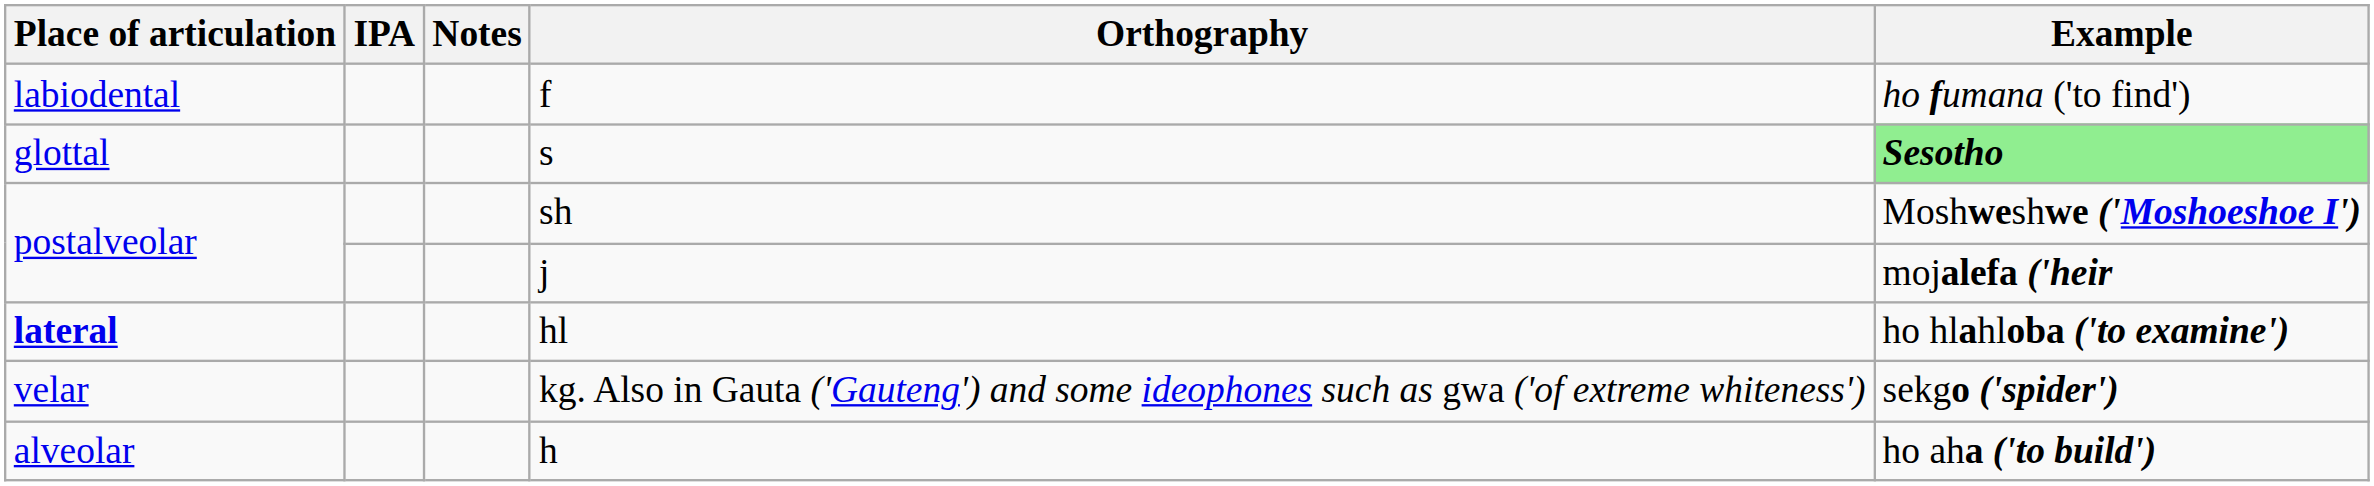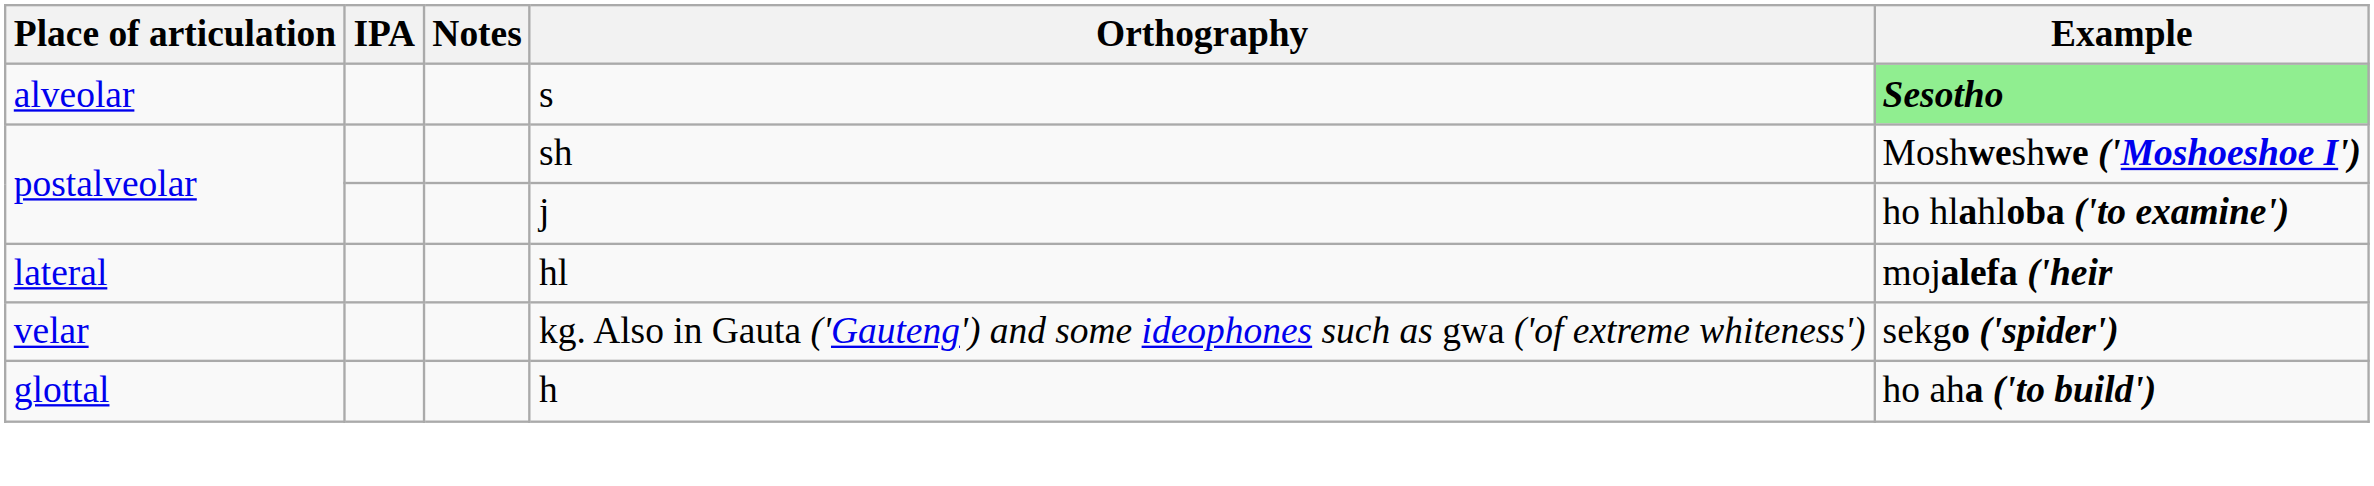- row: (545, 93)
(62, 152) glottal -> (74, 93) alveolar
(1998, 271) mojalefa ('heir -> (2086, 212) ho hlahloba ('to examine')
(66, 331) bold -> (61, 271) normal
(2086, 331) ho hlahloba ('to examine') -> (1998, 271) mojalefa ('heir
(74, 449) alveolar -> (62, 390) glottal
